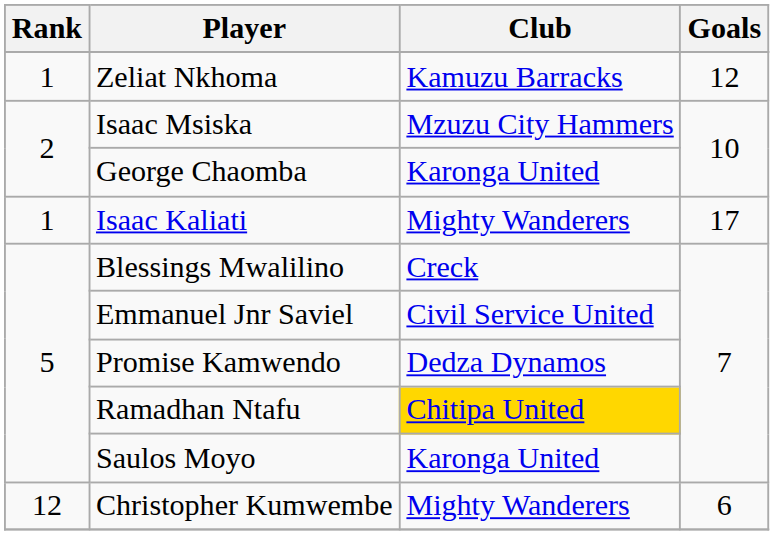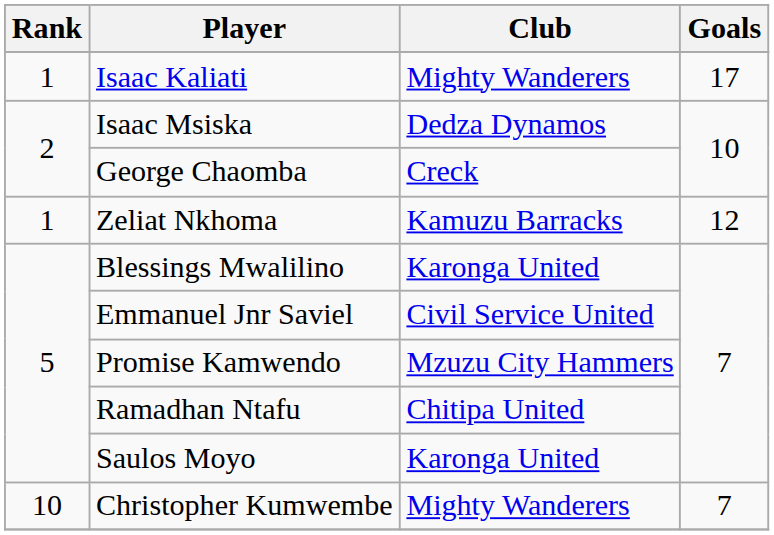rows swapped: (187, 76) <-> (172, 219)
(540, 123) Mzuzu City Hammers -> (506, 123) Dedza Dynamos
(503, 171) Karonga United -> (442, 171) Creck
(442, 266) Creck -> (503, 266) Karonga United
(506, 362) Dedza Dynamos -> (540, 362) Mzuzu City Hammers
(495, 409) gold background -> (495, 409) no background
(47, 505) 12 -> (47, 505) 10
(724, 505) 6 -> (724, 505) 7
